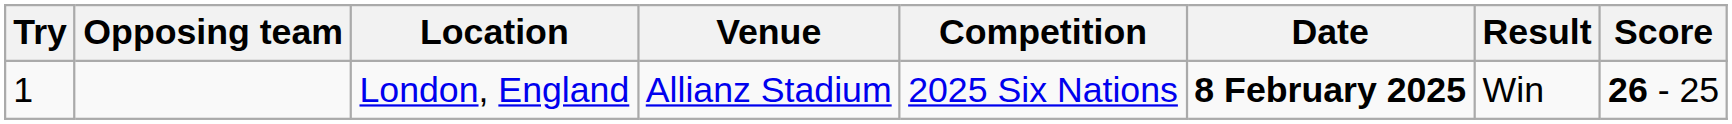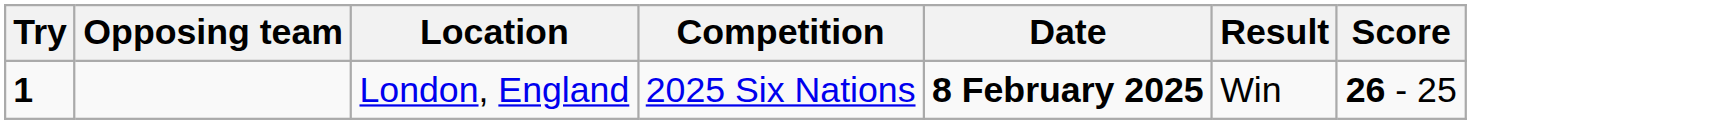- column: (769, 32)
(23, 89) normal -> (23, 89) bold
